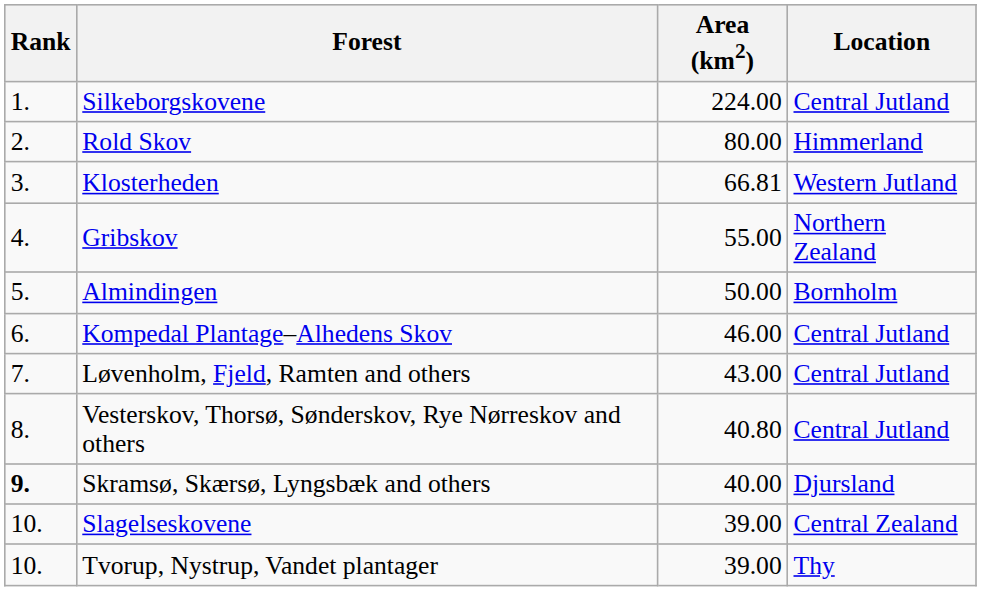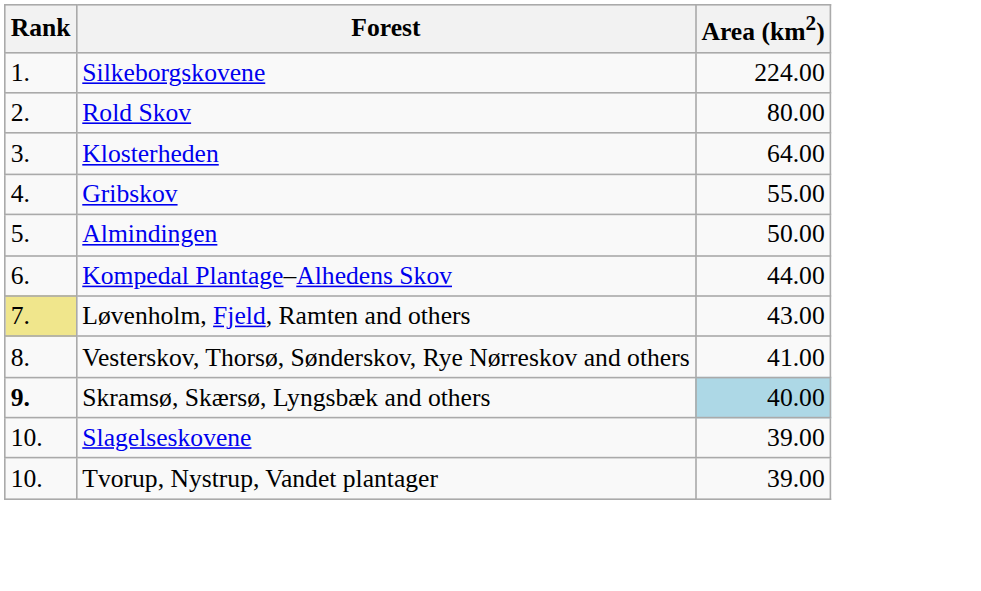- column: (882, 42)
(753, 182) 66.81 -> (796, 153) 64.00
(753, 332) 46.00 -> (796, 275) 44.00
(20, 373) no background -> (20, 315) khaki background
(753, 428) 40.80 -> (796, 356) 41.00
(753, 483) no background -> (796, 397) lightblue background
